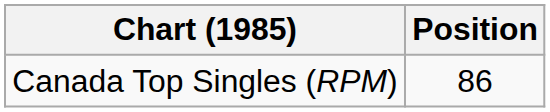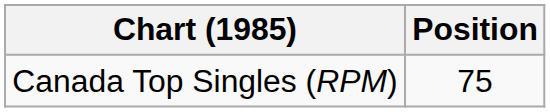(475, 80) 86 -> (475, 80) 75
